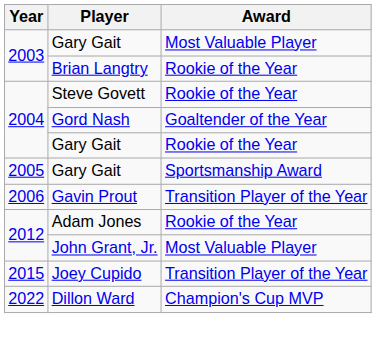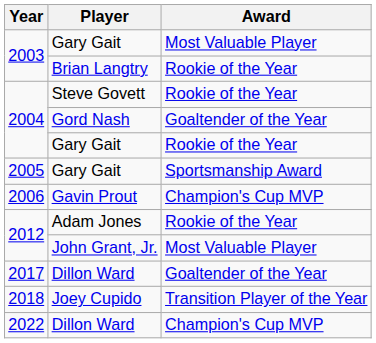(266, 196) Transition Player of the Year -> (244, 196) Champion's Cup MVP
- row: (26, 273)
+ row: (26, 273)
+ row: (26, 299)
